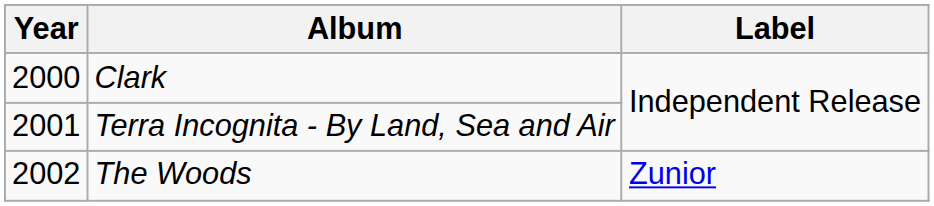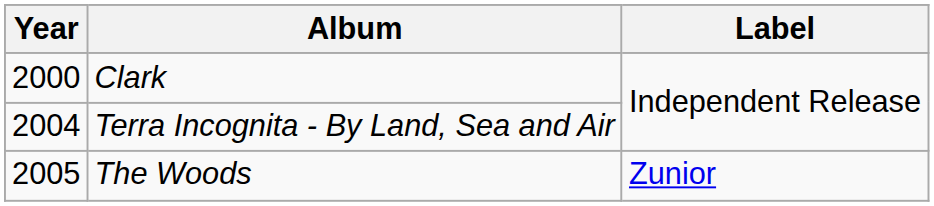(46, 126) 2001 -> (46, 126) 2004
(46, 175) 2002 -> (46, 175) 2005
